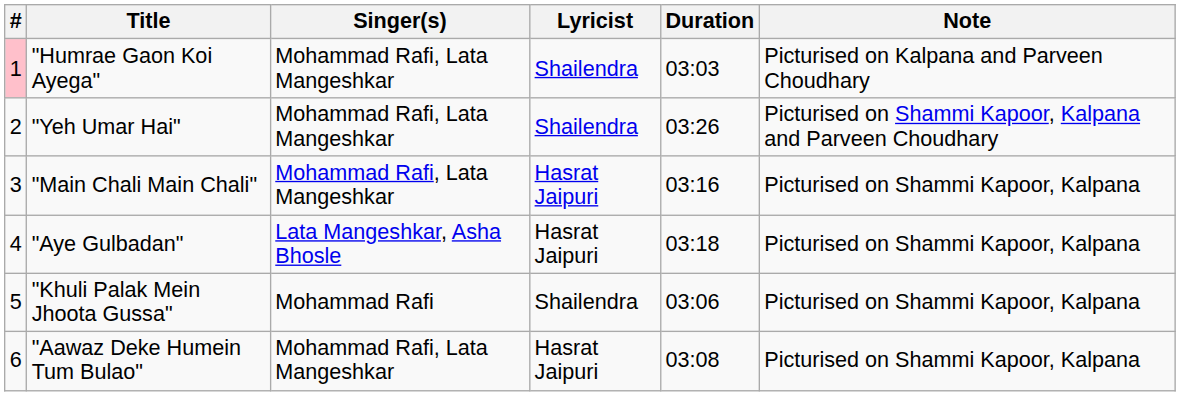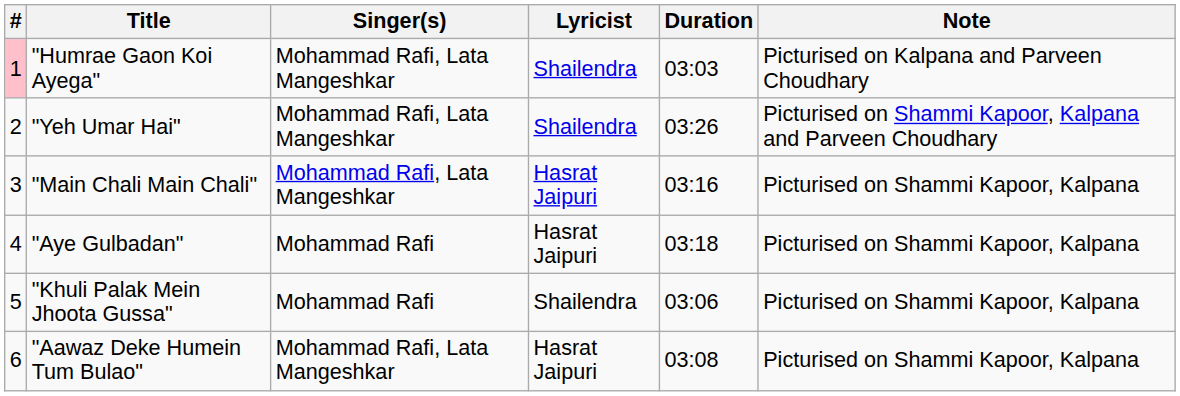(388, 243) Lata Mangeshkar, Asha Bhosle -> (355, 243) Mohammad Rafi
